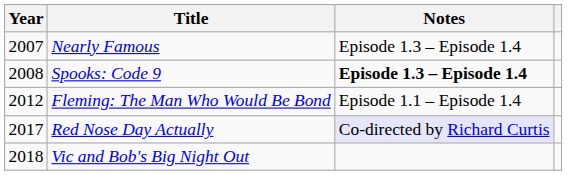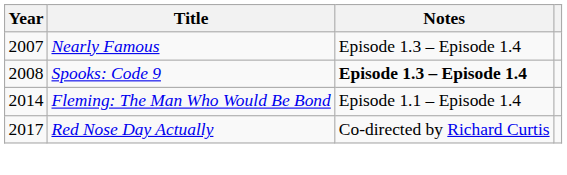(26, 101) 2012 -> (26, 101) 2014
(444, 128) lavender background -> (444, 128) no background
- row: (150, 156)
